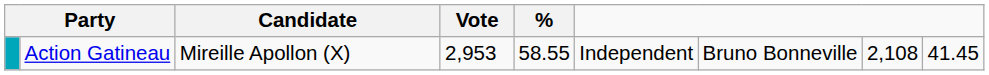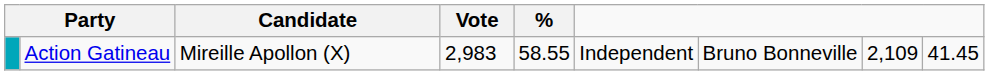(471, 53) 2,953 -> (471, 53) 2,983
(893, 53) 2,108 -> (893, 53) 2,109
